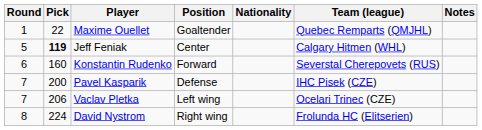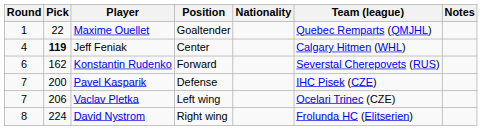(24, 47) 5 -> (24, 47) 4
(58, 64) 160 -> (58, 64) 162
